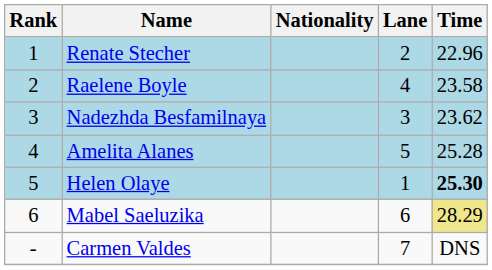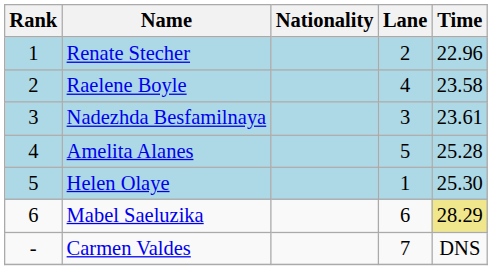(460, 118) 23.62 -> (460, 118) 23.61
(460, 183) bold -> (460, 183) normal
